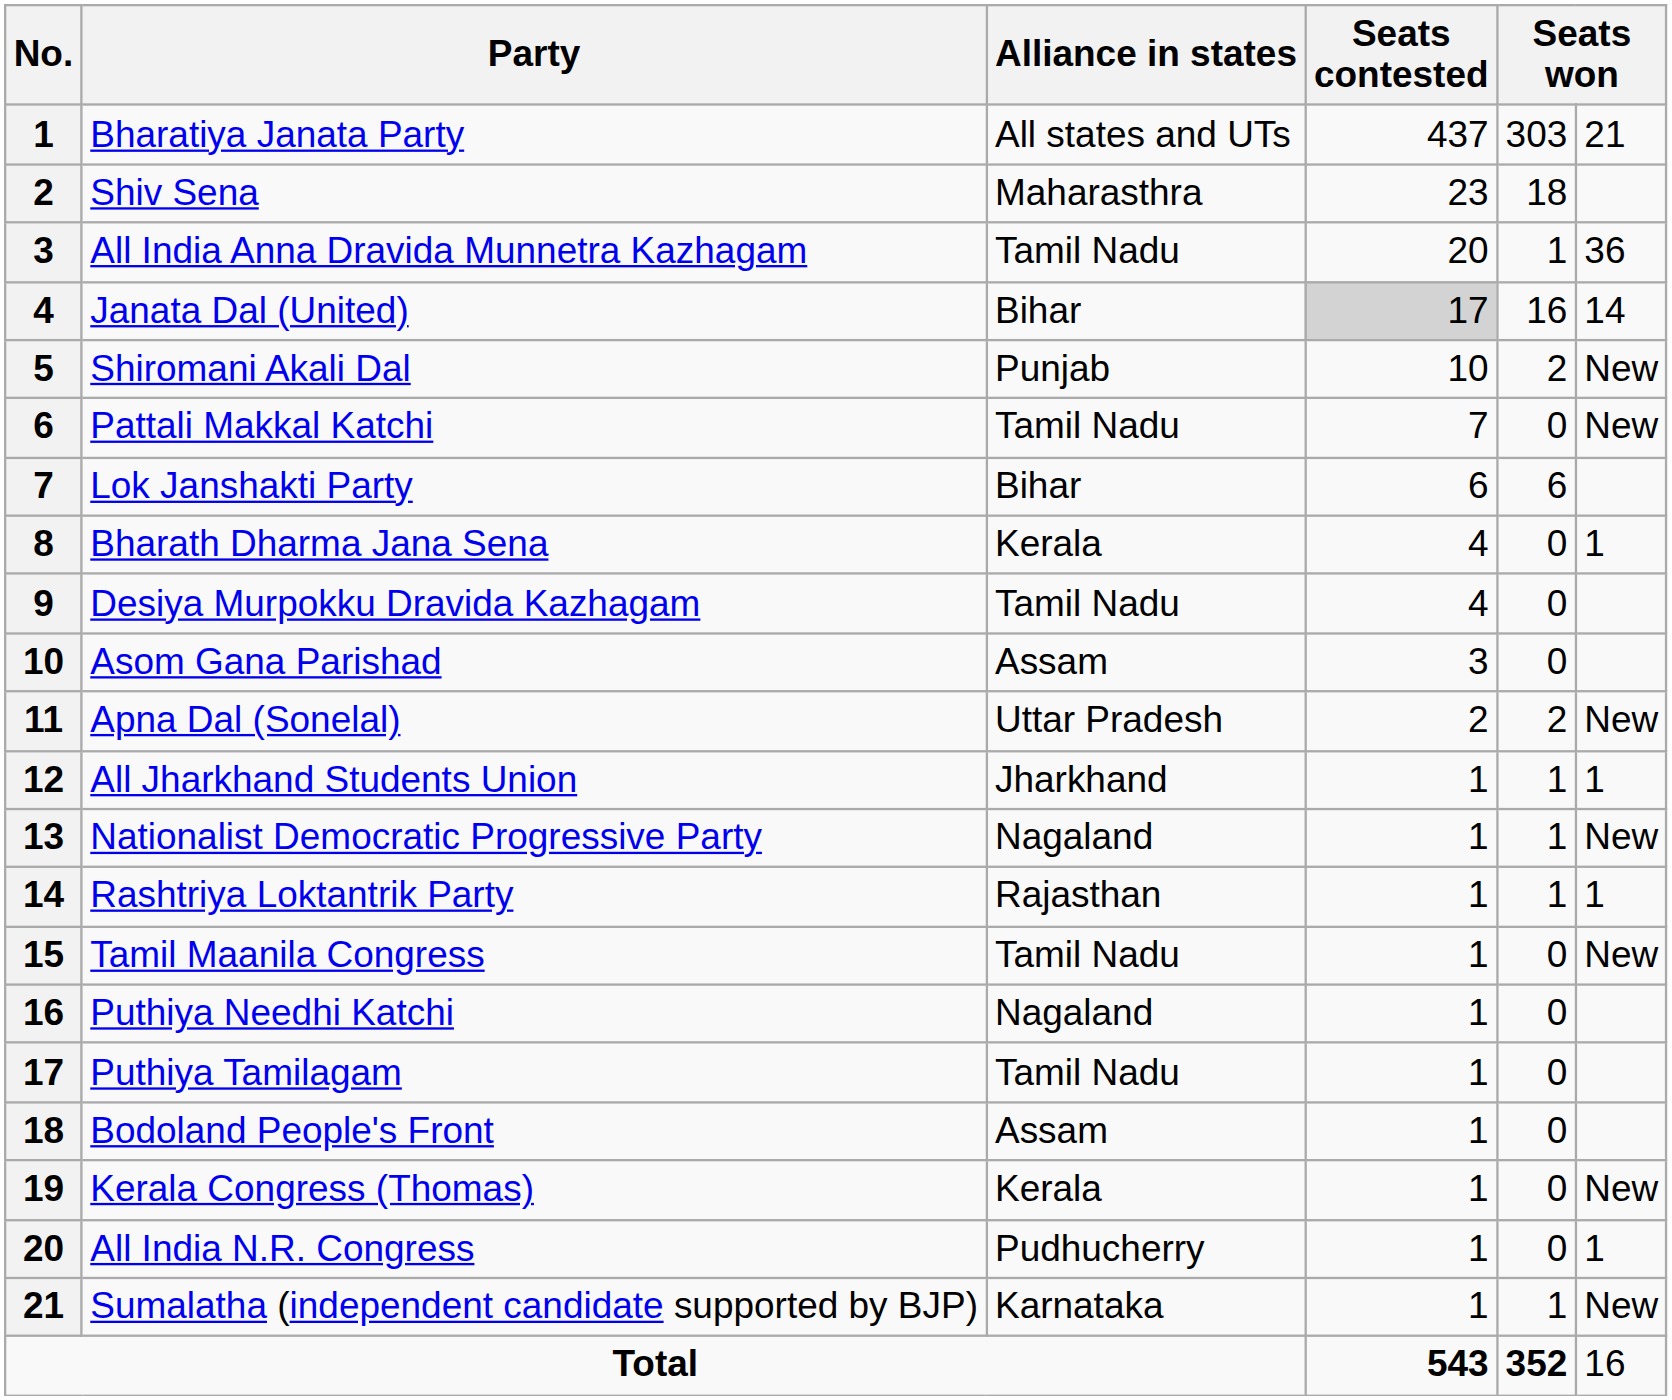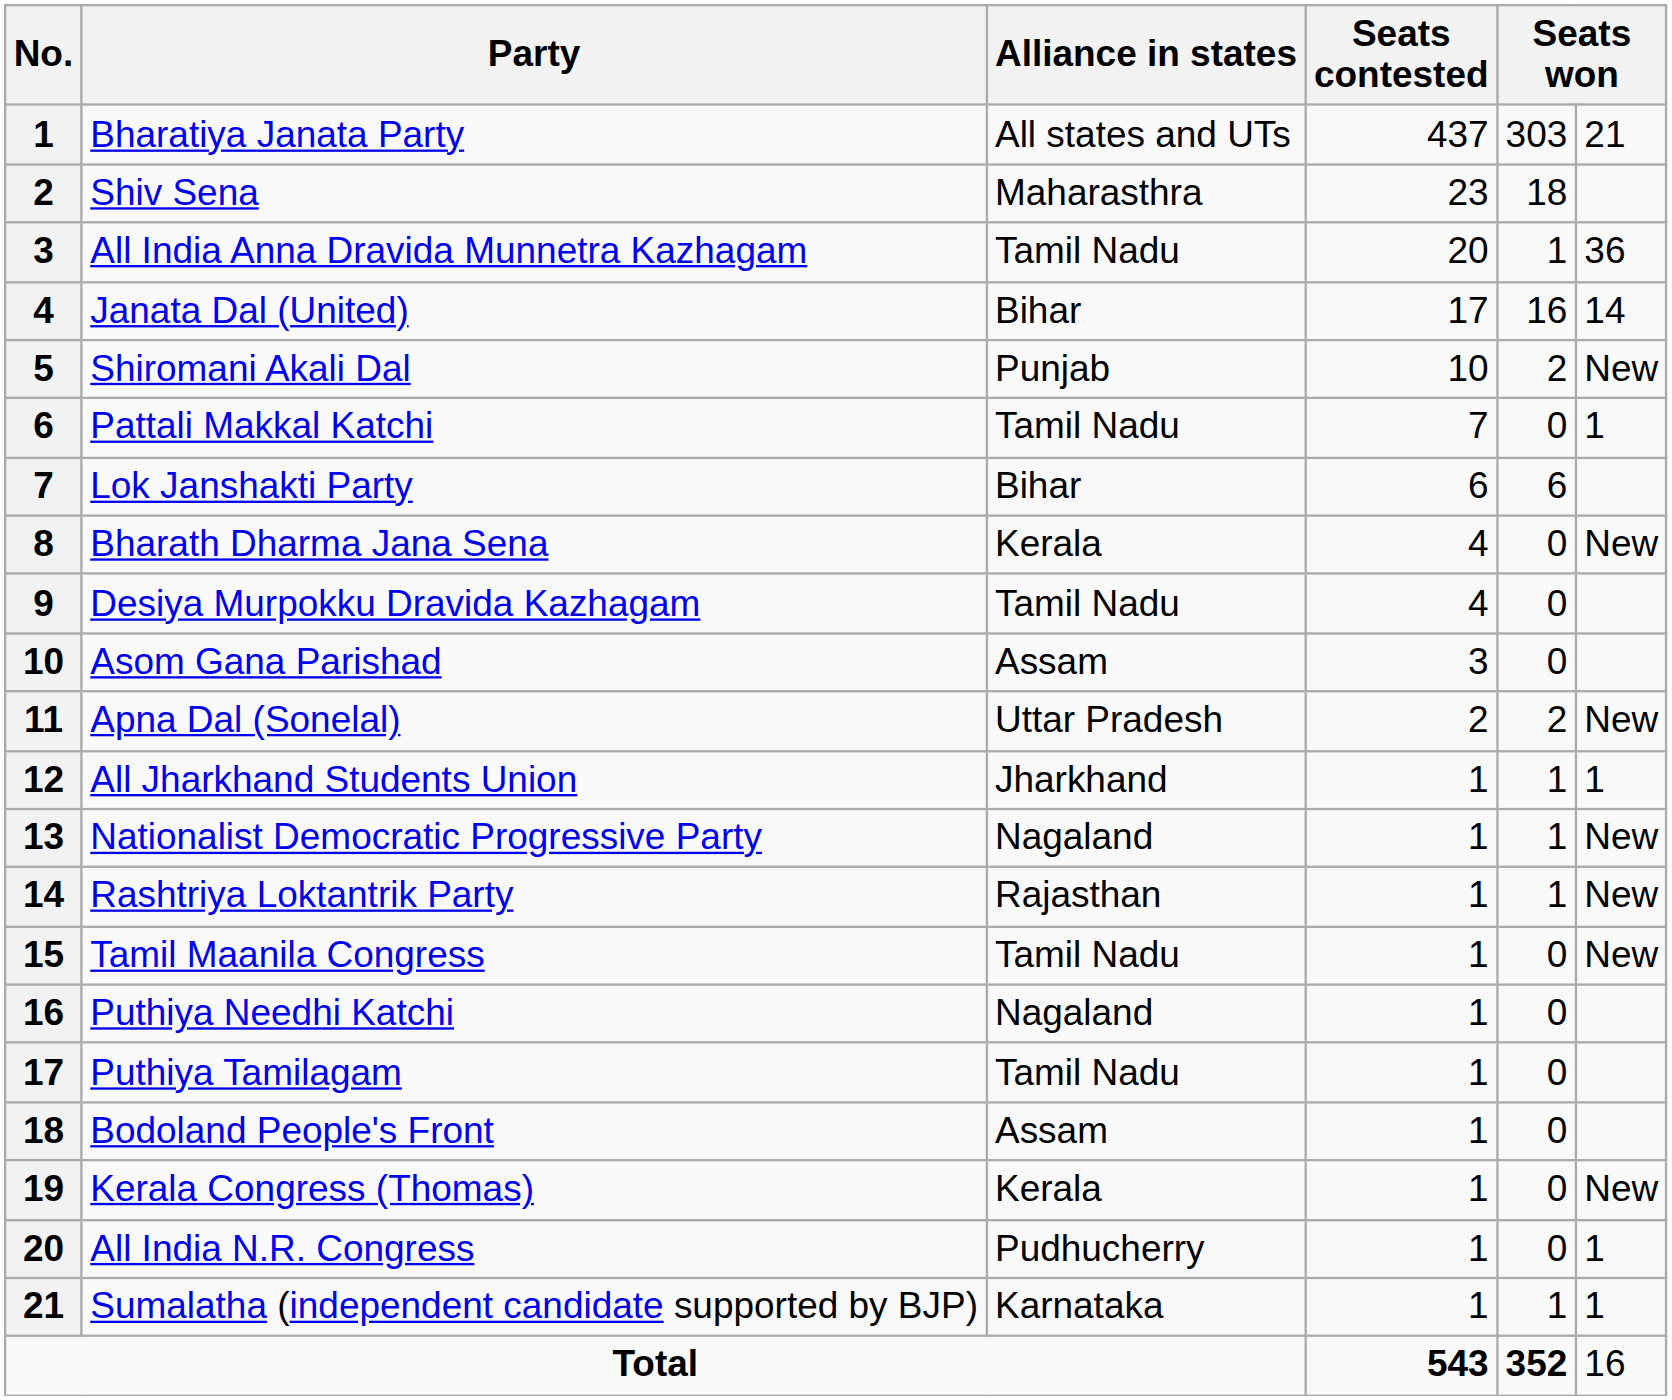(1468, 309) lightgrey background -> (1468, 309) no background
(1621, 427) New -> (1595, 427) 1
(1595, 544) 1 -> (1621, 544) New
(1595, 896) 1 -> (1621, 896) New
(1621, 1306) New -> (1595, 1306) 1
